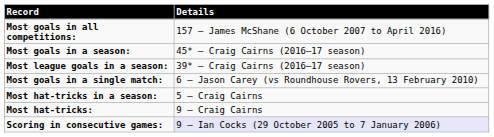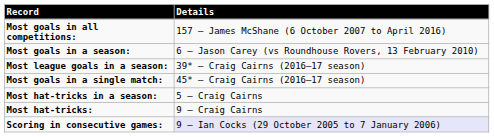(271, 51) 45* – Craig Cairns (2016–17 season) -> (328, 51) 6 – Jason Carey (vs Roundhouse Rovers, 13 February 2010)
(328, 80) 6 – Jason Carey (vs Roundhouse Rovers, 13 February 2010) -> (271, 80) 45* – Craig Cairns (2016–17 season)
